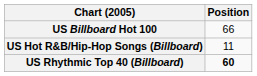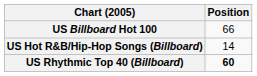(228, 46) 11 -> (228, 46) 14
